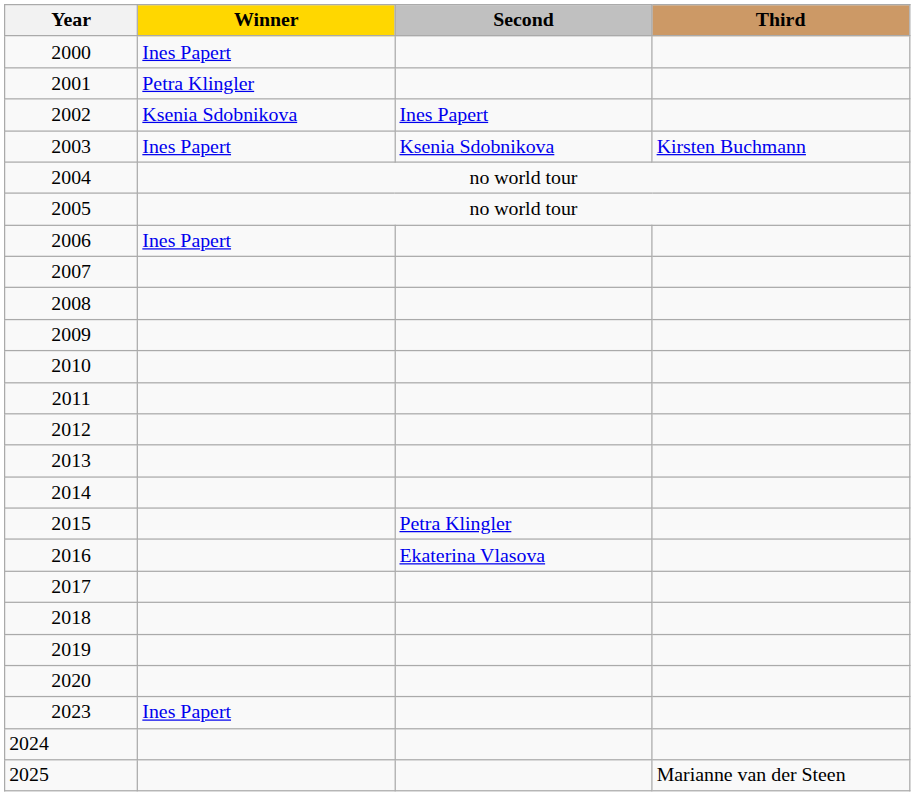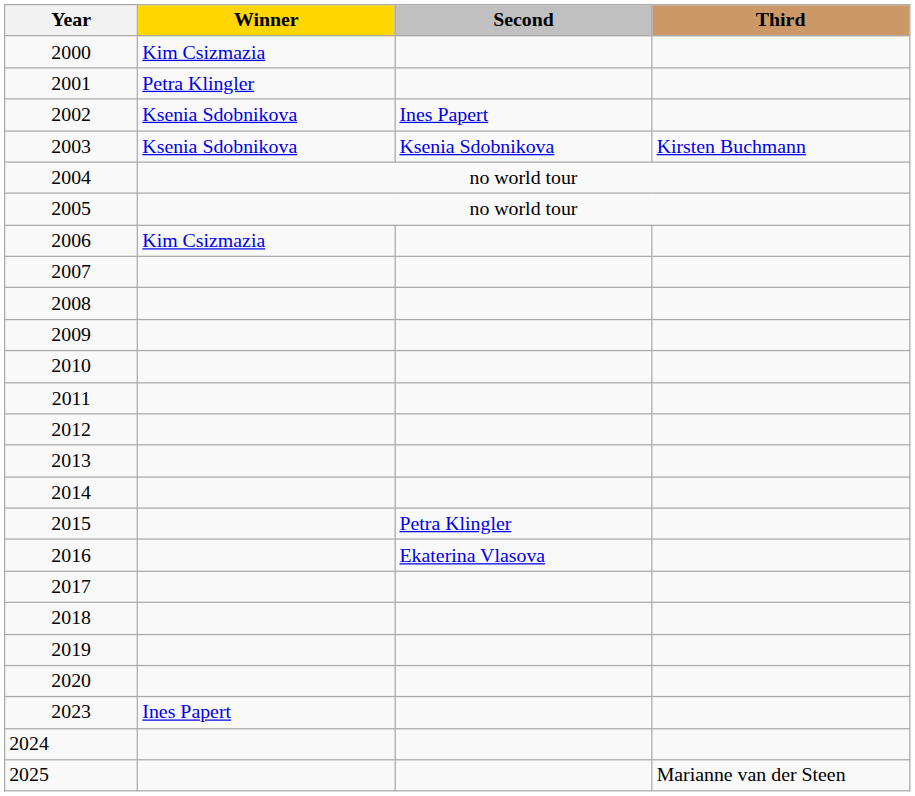(187, 51) Ines Papert -> (204, 51) Kim Csizmazia
(187, 146) Ines Papert -> (220, 146) Ksenia Sdobnikova
(187, 240) Ines Papert -> (204, 240) Kim Csizmazia
